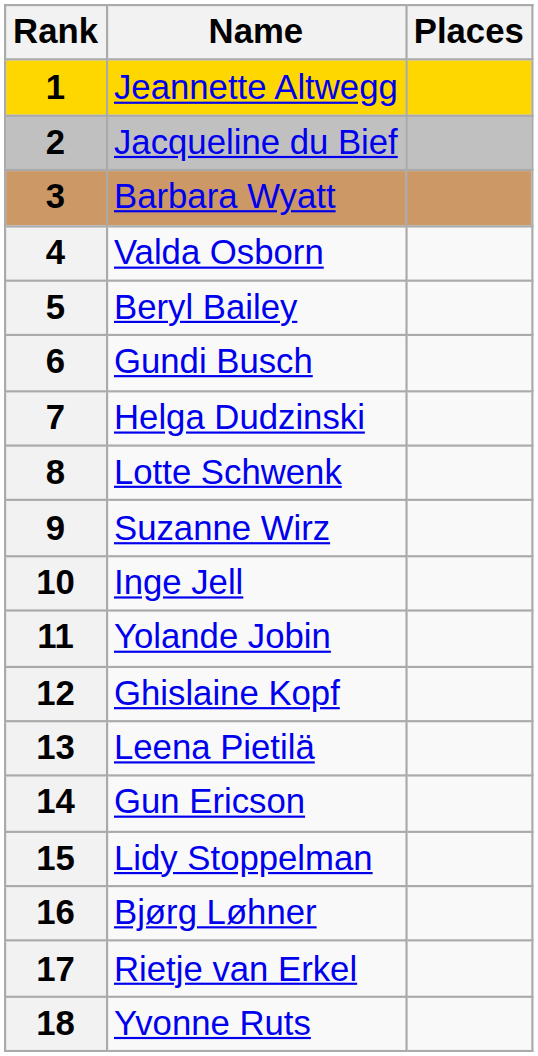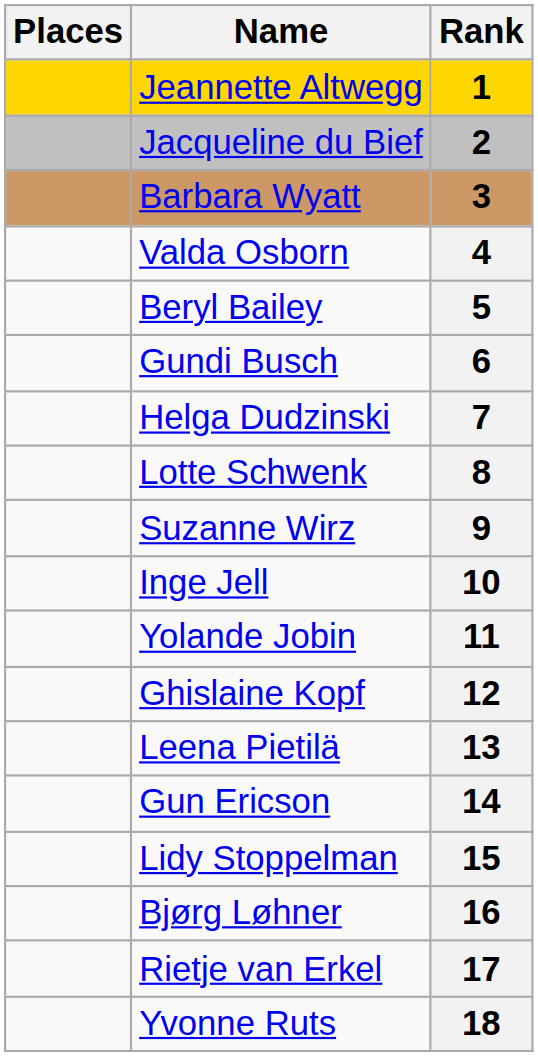columns swapped: (56, 32) <-> (469, 32)
